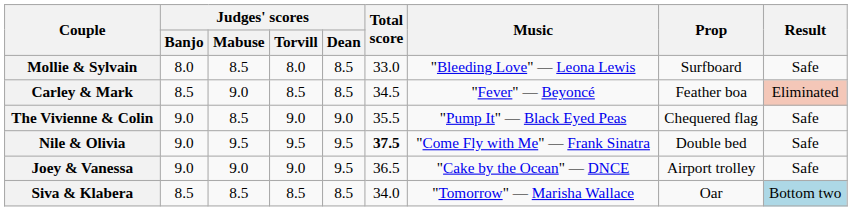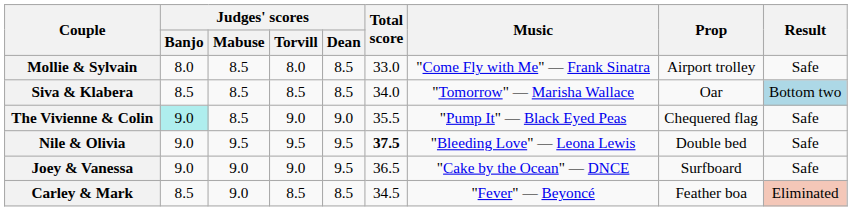(533, 67) "Bleeding Love" — Leona Lewis -> (533, 67) "Come Fly with Me" — Frank Sinatra
(711, 67) Surfboard -> (711, 67) Airport trolley
rows swapped: (82, 93) <-> (82, 193)
(184, 118) no background -> (184, 118) paleturquoise background
(533, 143) "Come Fly with Me" — Frank Sinatra -> (533, 143) "Bleeding Love" — Leona Lewis
(711, 168) Airport trolley -> (711, 168) Surfboard
